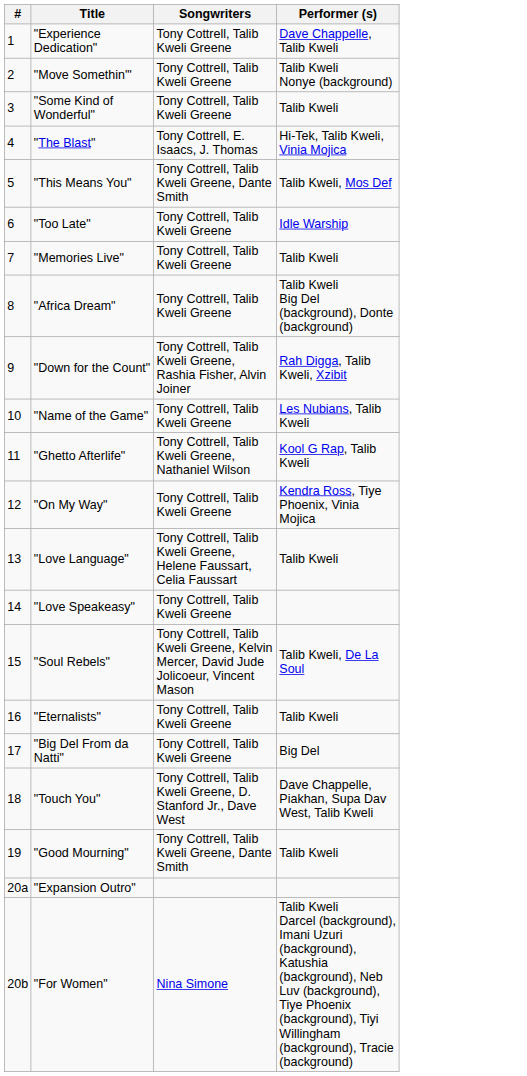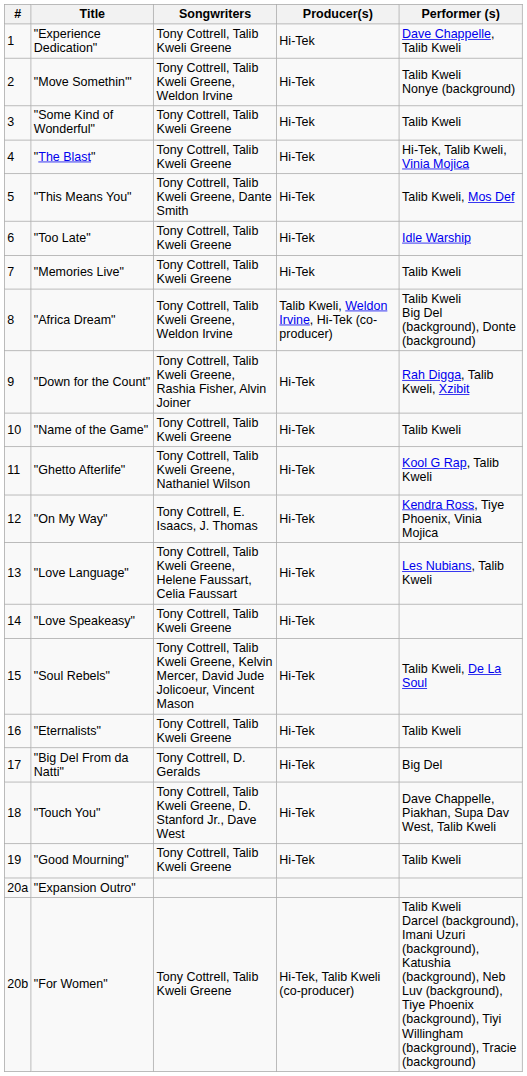+ column: (338, 14)
(207, 75) Tony Cottrell, Talib Kweli Greene -> (207, 82) Tony Cottrell, Talib Kweli Greene, Weldon Irvine
(207, 142) Tony Cottrell, E. Isaacs, J. Thomas -> (207, 156) Tony Cottrell, Talib Kweli Greene
(207, 306) Tony Cottrell, Talib Kweli Greene -> (207, 320) Tony Cottrell, Talib Kweli Greene, Weldon Irvine
(330, 415) Les Nubians, Talib Kweli -> (432, 429) Talib Kweli
(207, 504) Tony Cottrell, Talib Kweli Greene -> (207, 518) Tony Cottrell, E. Isaacs, J. Thomas
(309, 559) Talib Kweli -> (453, 573) Les Nubians, Talib Kweli
(207, 751) Tony Cottrell, Talib Kweli Greene -> (201, 765) Tony Cottrell, D. Geralds
(214, 853) Tony Cottrell, Talib Kweli Greene, Dante Smith -> (207, 860) Tony Cottrell, Talib Kweli Greene
(192, 984) Nina Simone -> (207, 984) Tony Cottrell, Talib Kweli Greene
